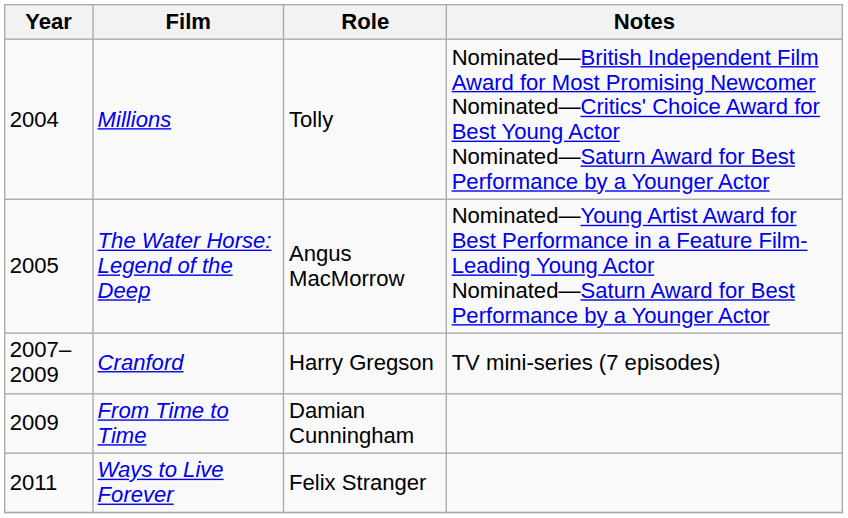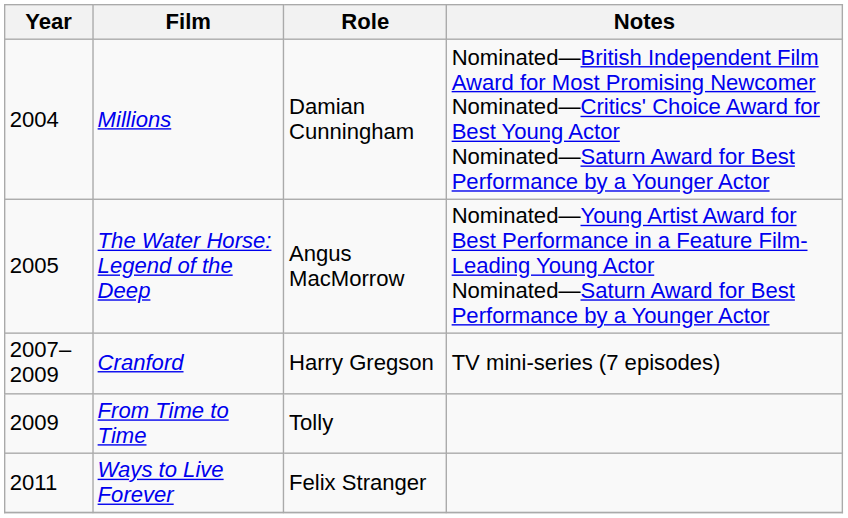(311, 119) Tolly -> (352, 119) Damian Cunningham
(352, 422) Damian Cunningham -> (311, 422) Tolly
